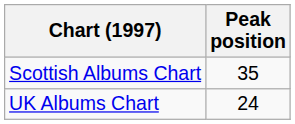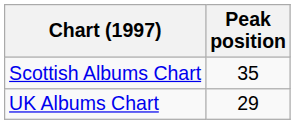(248, 103) 24 -> (248, 103) 29
